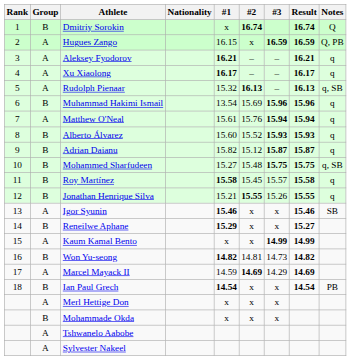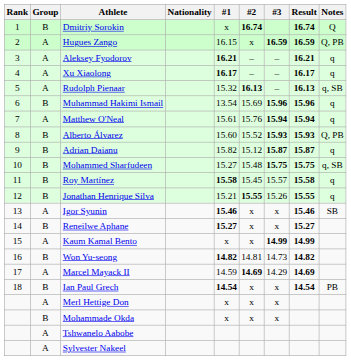(332, 134) q -> (332, 134) Q, PB
(226, 226) 15.29 -> (226, 226) 15.27
